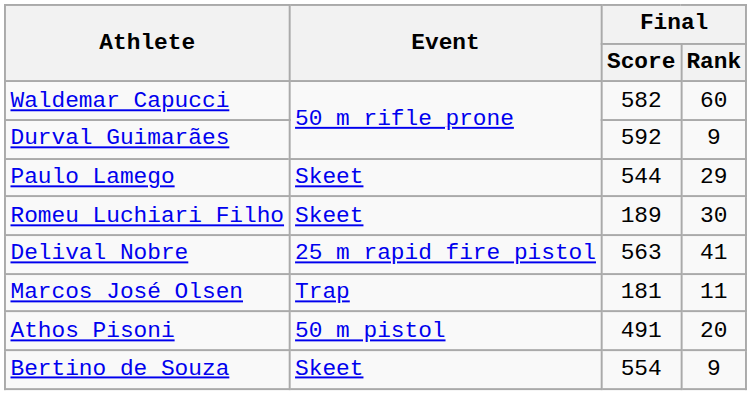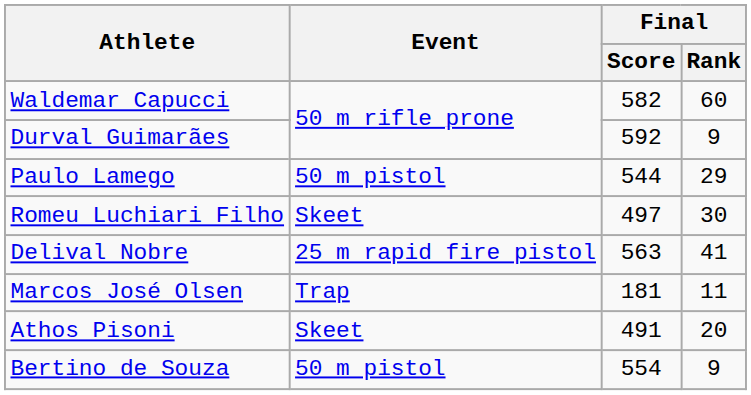(329, 177) Skeet -> (370, 177) 50 m pistol
(641, 215) 189 -> (641, 215) 497
(370, 330) 50 m pistol -> (329, 330) Skeet
(329, 369) Skeet -> (370, 369) 50 m pistol
